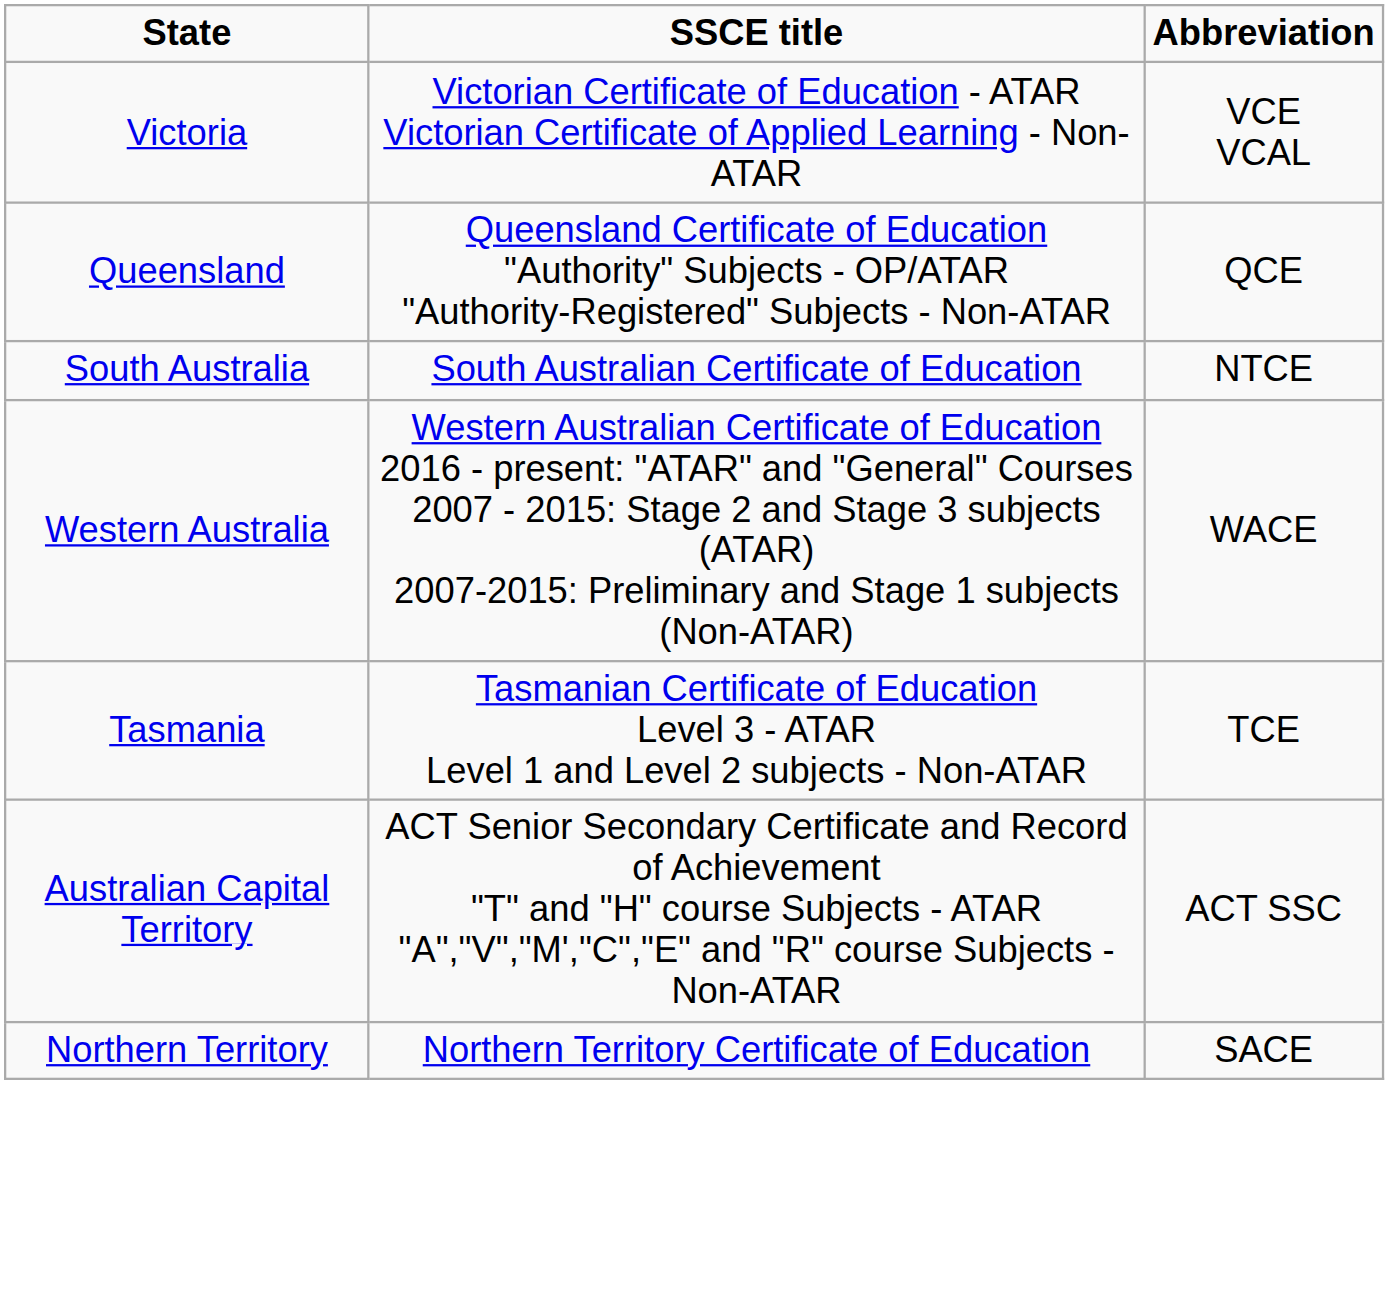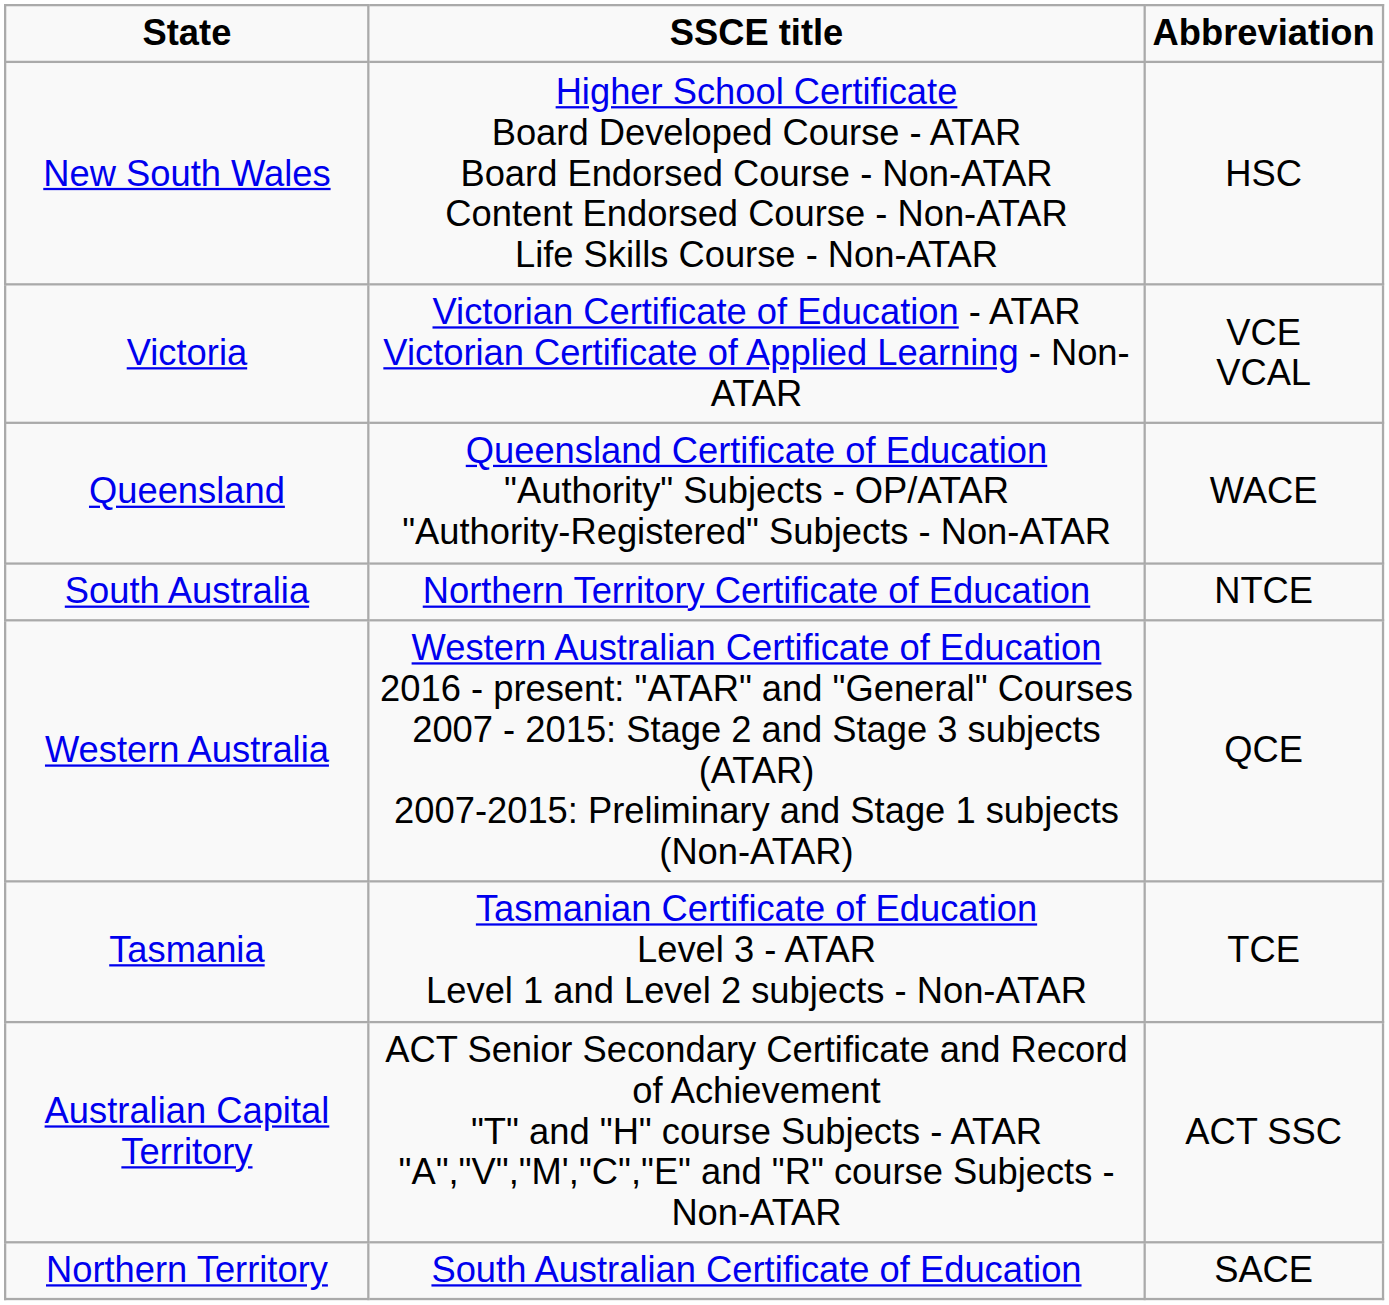+ row: (187, 172)
(1264, 271) QCE -> (1264, 492) WACE
(756, 369) South Australian Certificate of Education -> (757, 590) Northern Territory Certificate of Education
(1264, 529) WACE -> (1264, 750) QCE
(757, 1049) Northern Territory Certificate of Education -> (756, 1270) South Australian Certificate of Education
